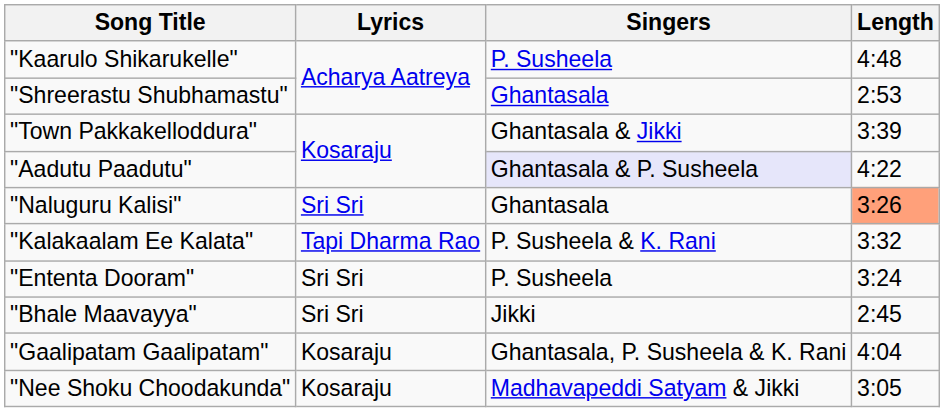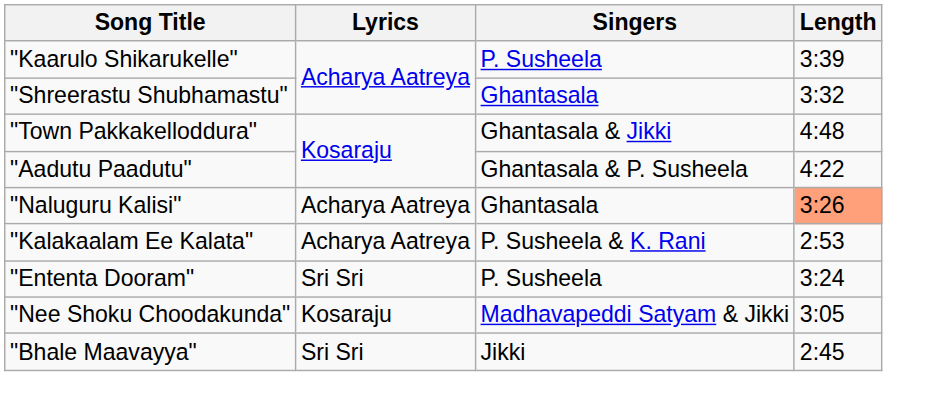(879, 59) 4:48 -> (822, 59) 3:39
(879, 95) 2:53 -> (822, 95) 3:32
(879, 132) 3:39 -> (822, 132) 4:48
(624, 168) lavender background -> (614, 168) no background
(332, 205) Sri Sri -> (385, 205) Acharya Aatreya
(391, 242) Tapi Dharma Rao -> (385, 242) Acharya Aatreya
(879, 242) 3:32 -> (822, 242) 2:53
rows swapped: (150, 388) <-> (103, 315)
- row: (139, 351)
